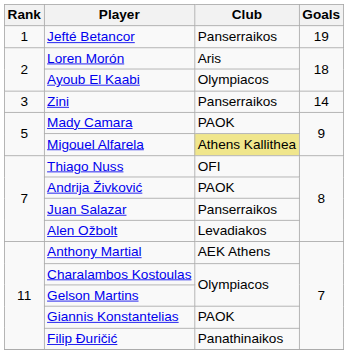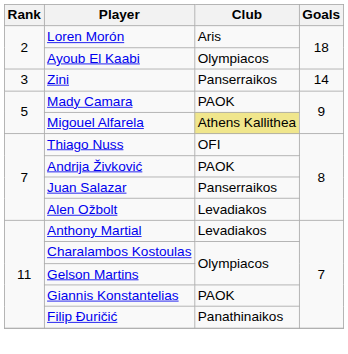- row: (91, 36)
(234, 252) AEK Athens -> (232, 230) Levadiakos
